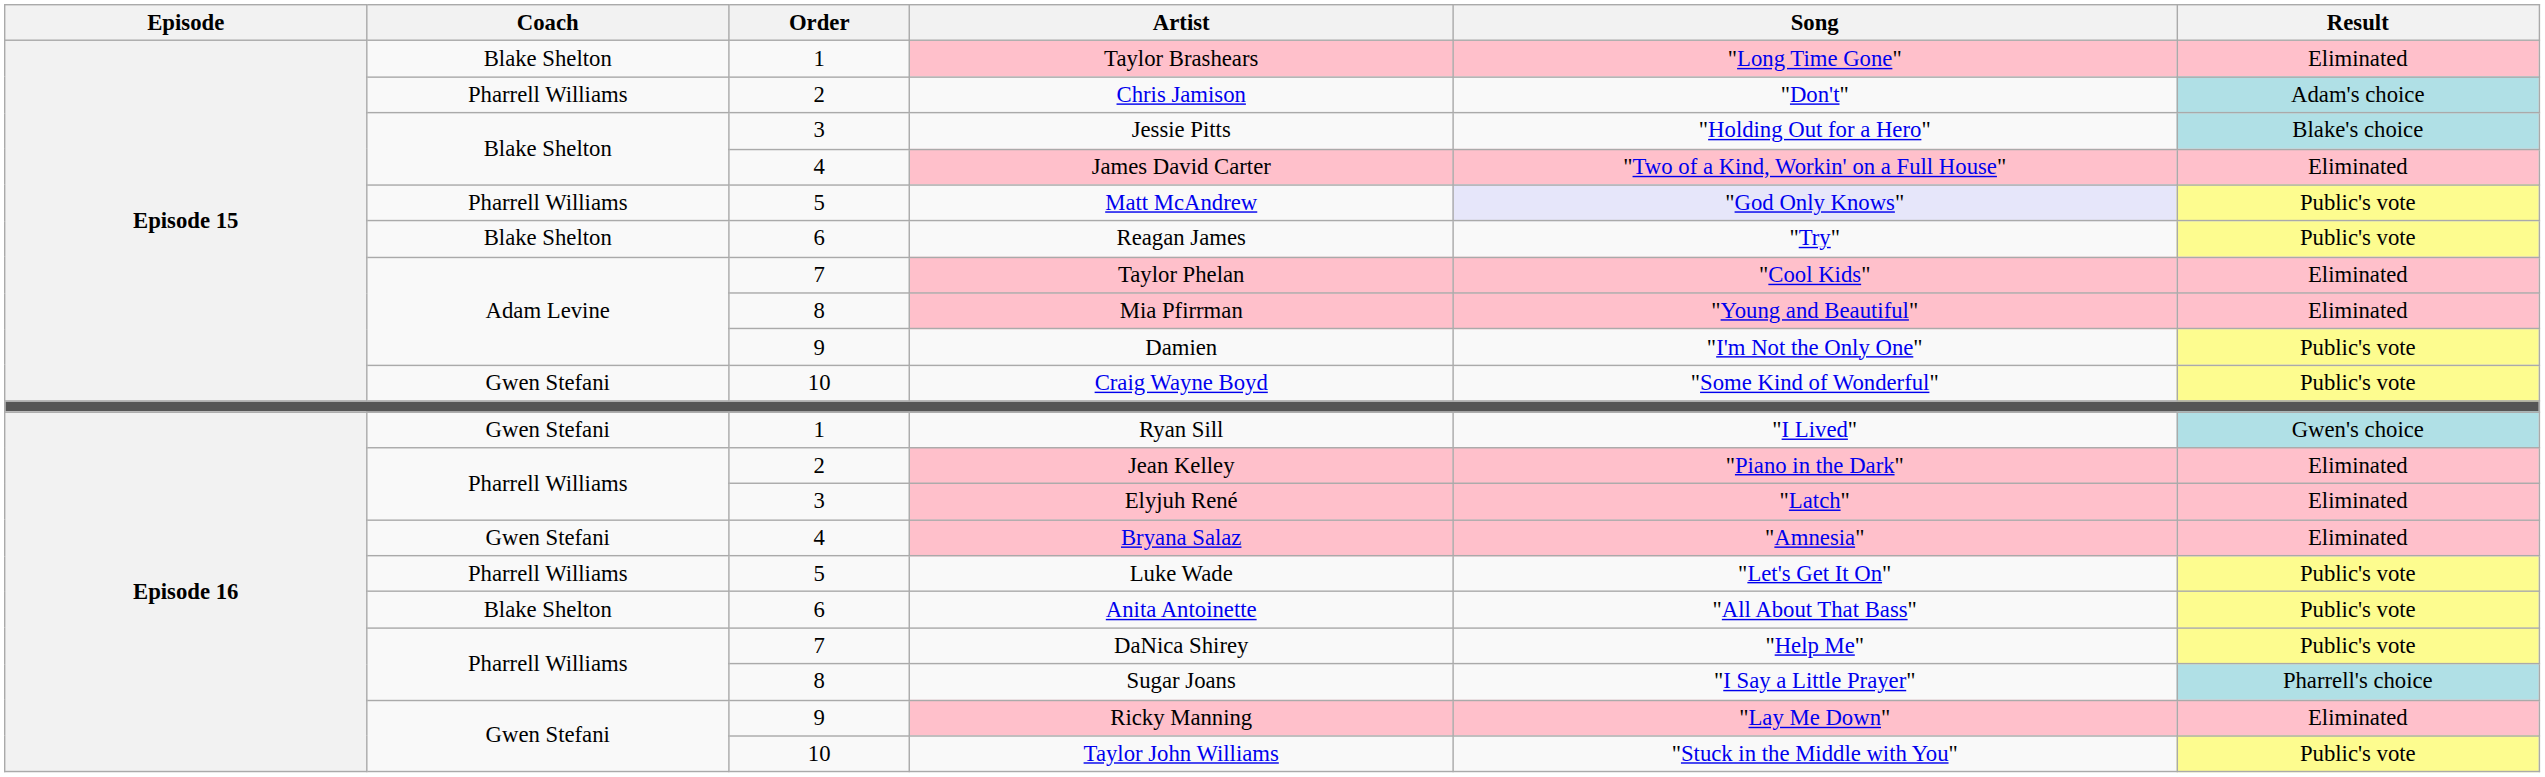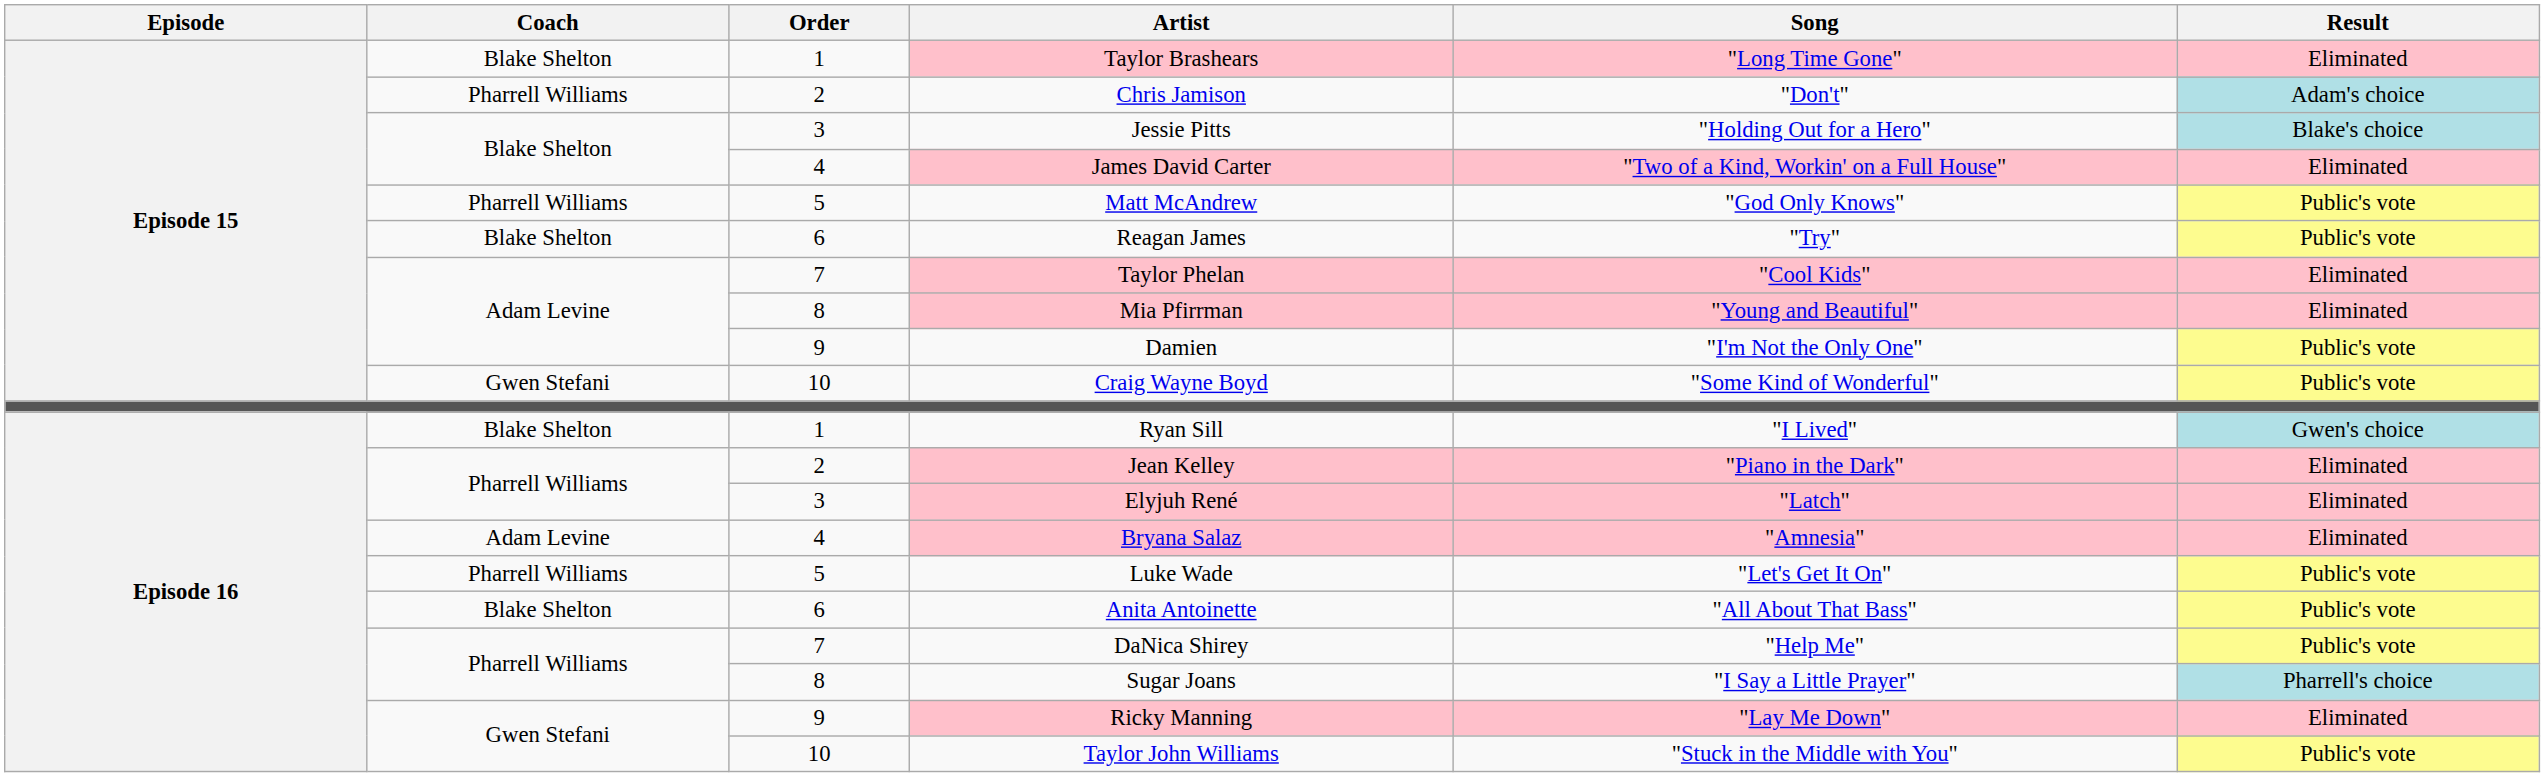(1815, 202) lavender background -> (1815, 202) no background
(548, 429) Gwen Stefani -> (548, 429) Blake Shelton
(548, 537) Gwen Stefani -> (548, 537) Adam Levine
